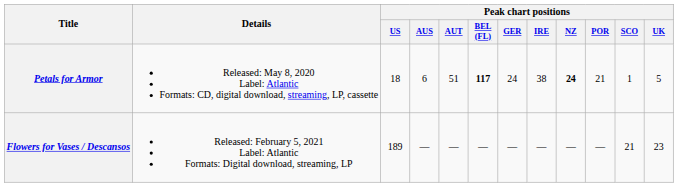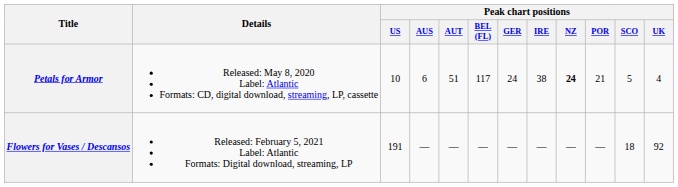(395, 78) 18 -> (395, 78) 10
(483, 78) bold -> (483, 78) normal
(629, 78) 1 -> (629, 78) 5
(659, 78) 5 -> (659, 78) 4
(395, 147) 189 -> (395, 147) 191
(629, 147) 21 -> (629, 147) 18
(659, 147) 23 -> (659, 147) 92
